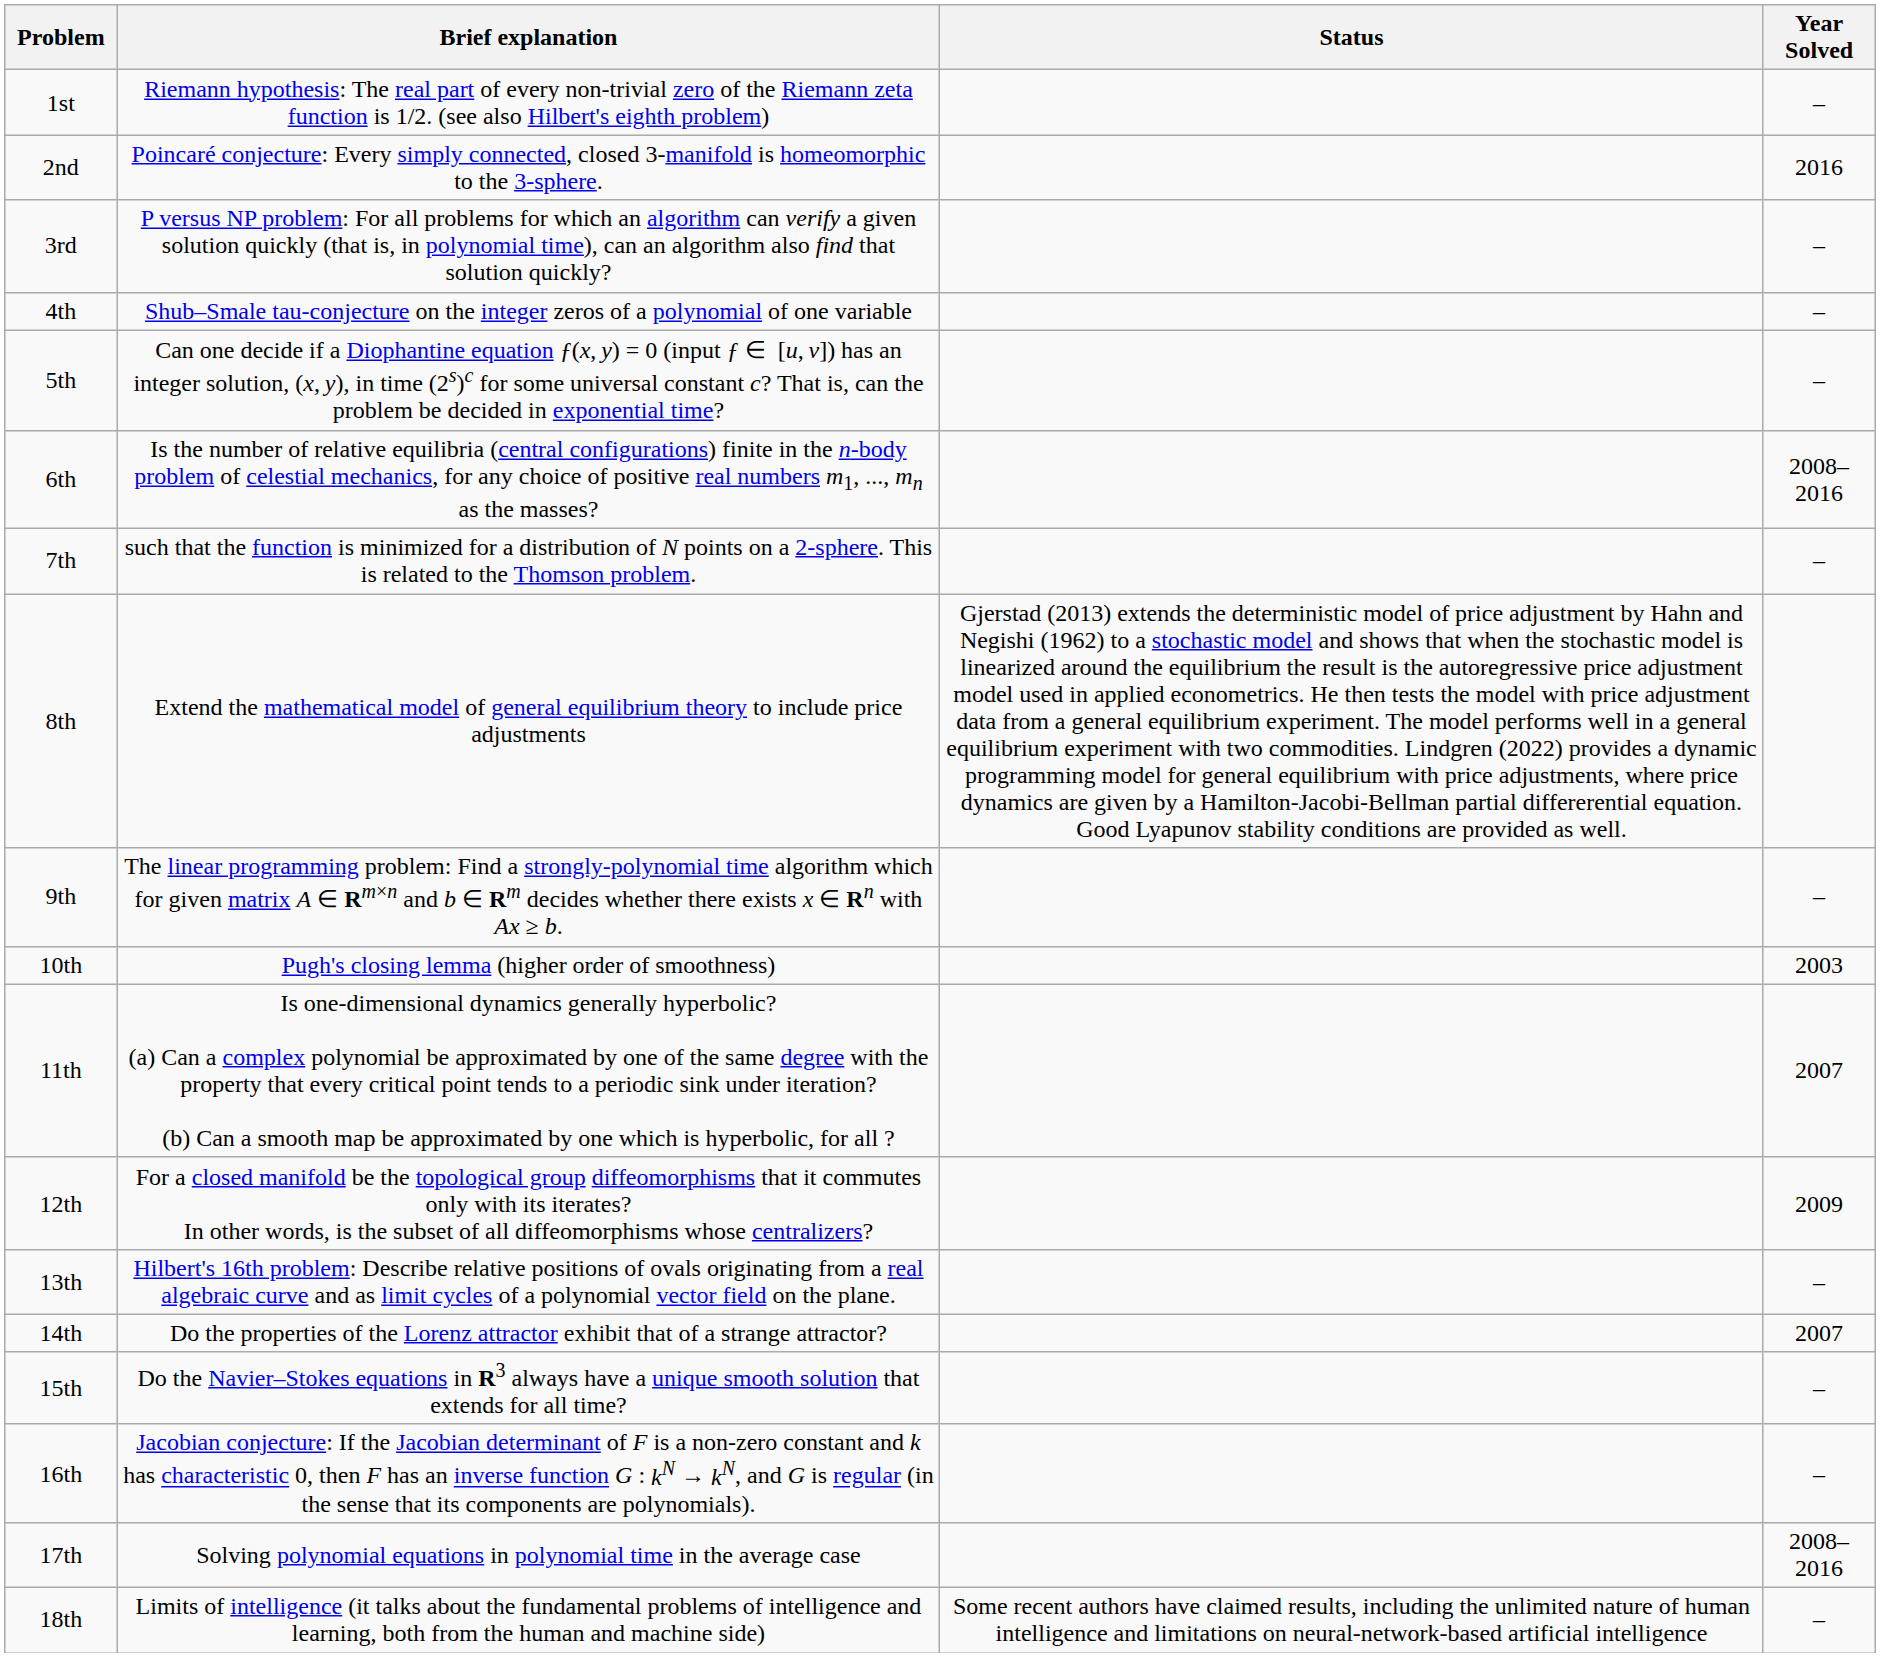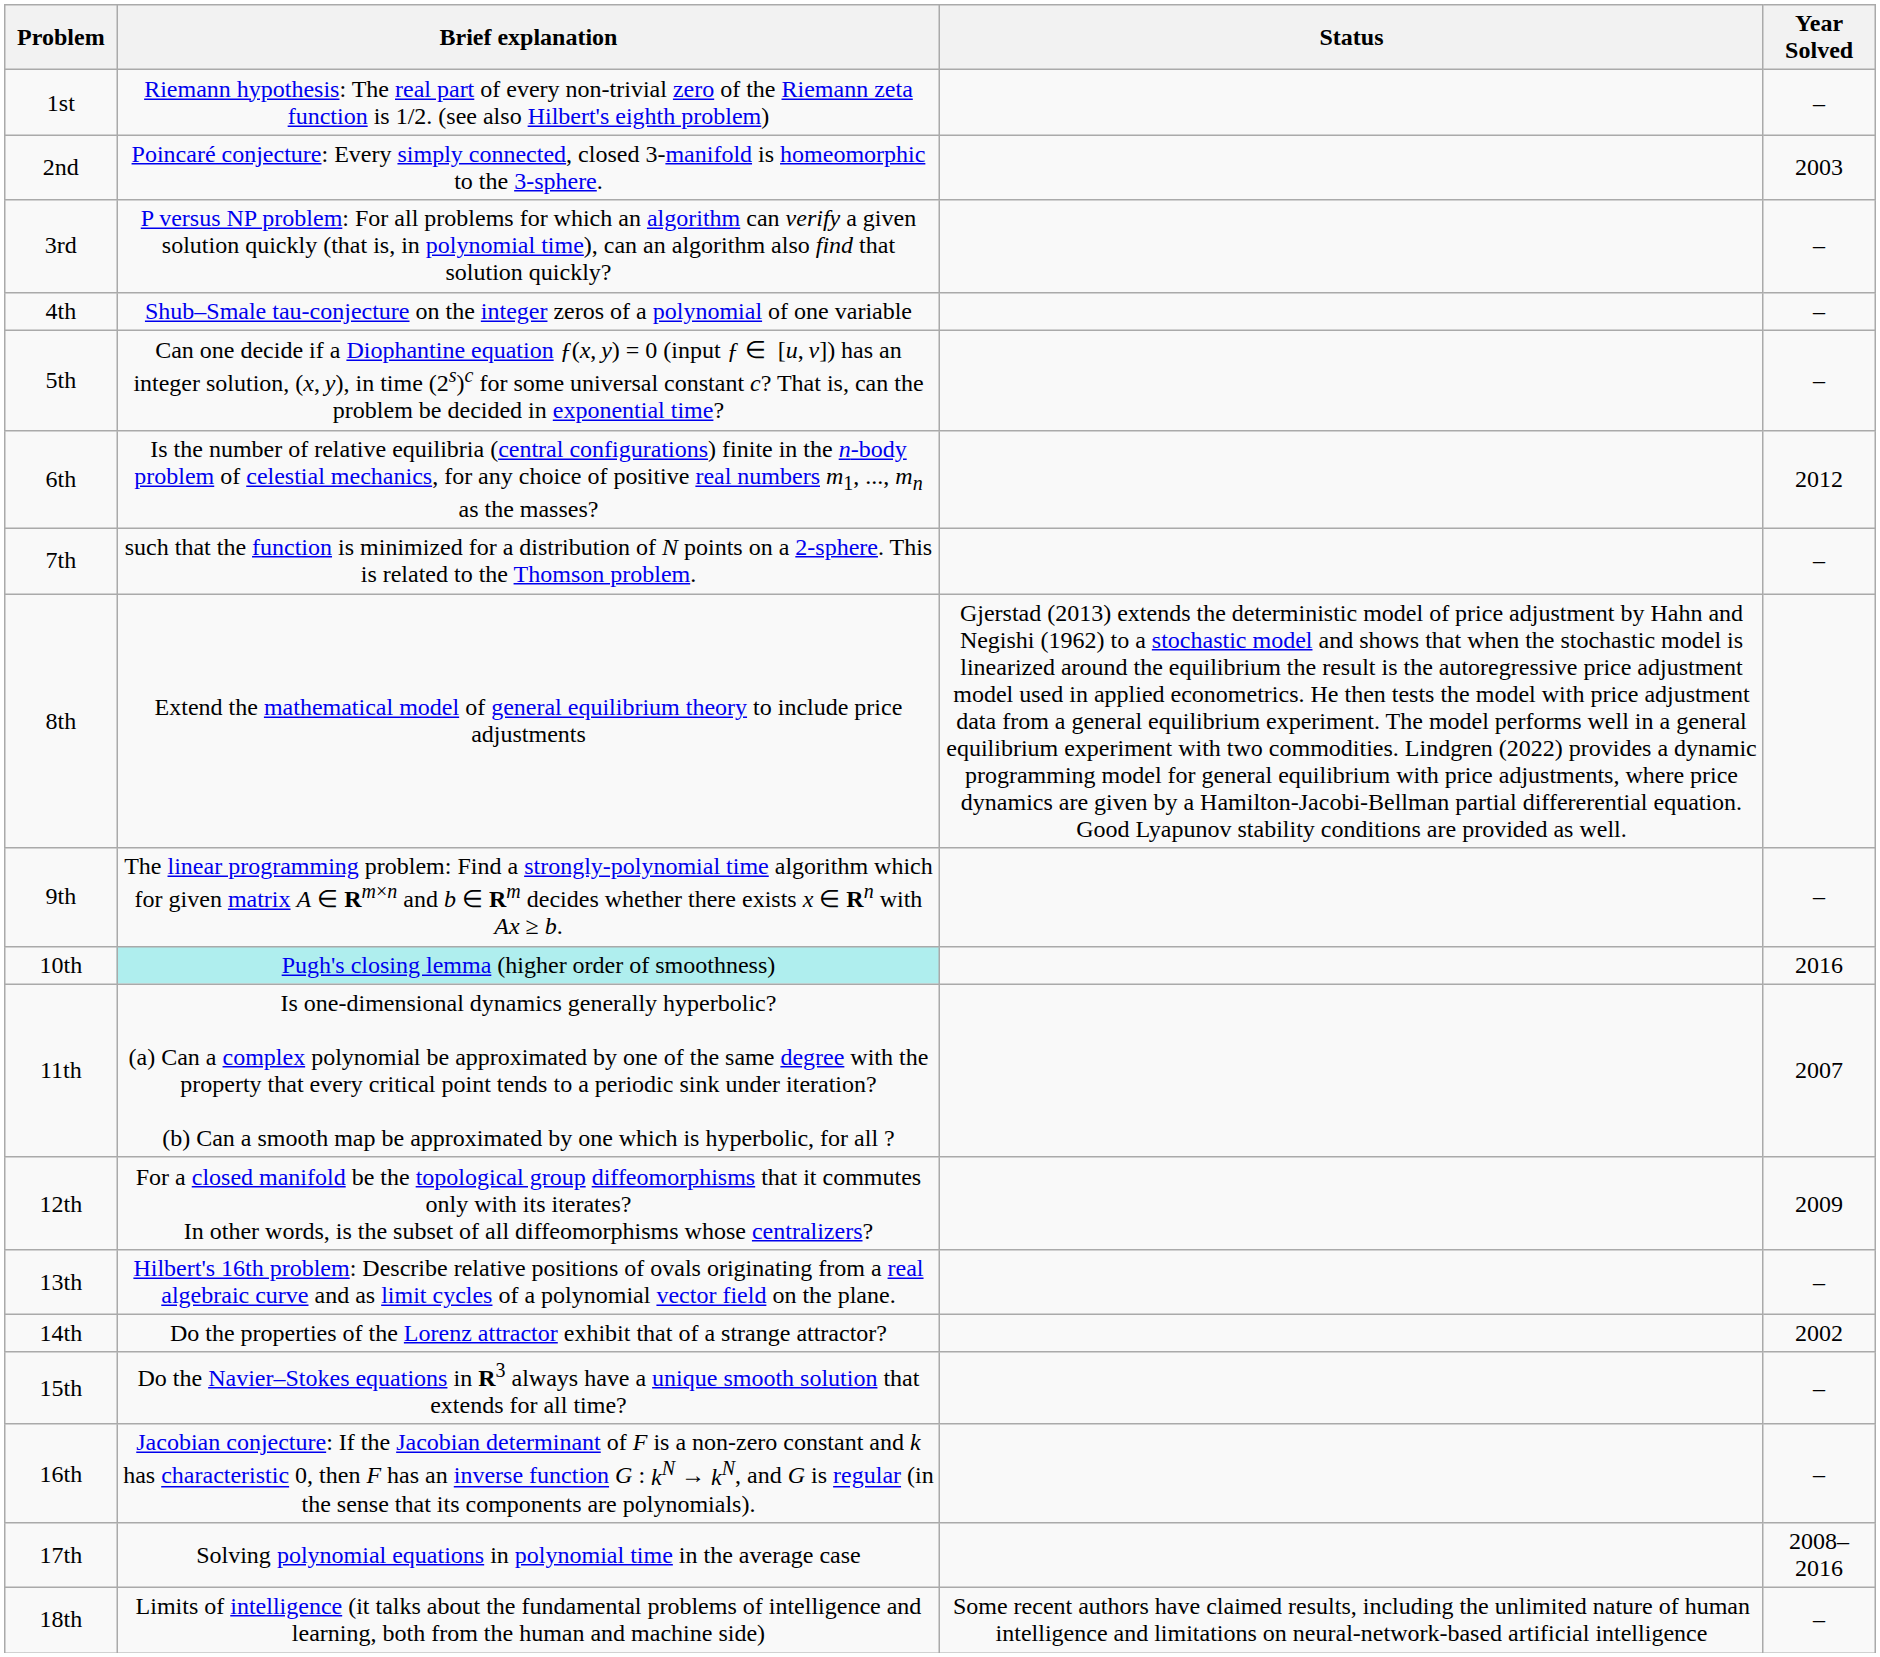(1819, 167) 2016 -> (1819, 167) 2003
(1819, 479) 2008–2016 -> (1819, 479) 2012
(528, 964) no background -> (528, 964) paleturquoise background
(1819, 964) 2003 -> (1819, 964) 2016
(1819, 1333) 2007 -> (1819, 1333) 2002
